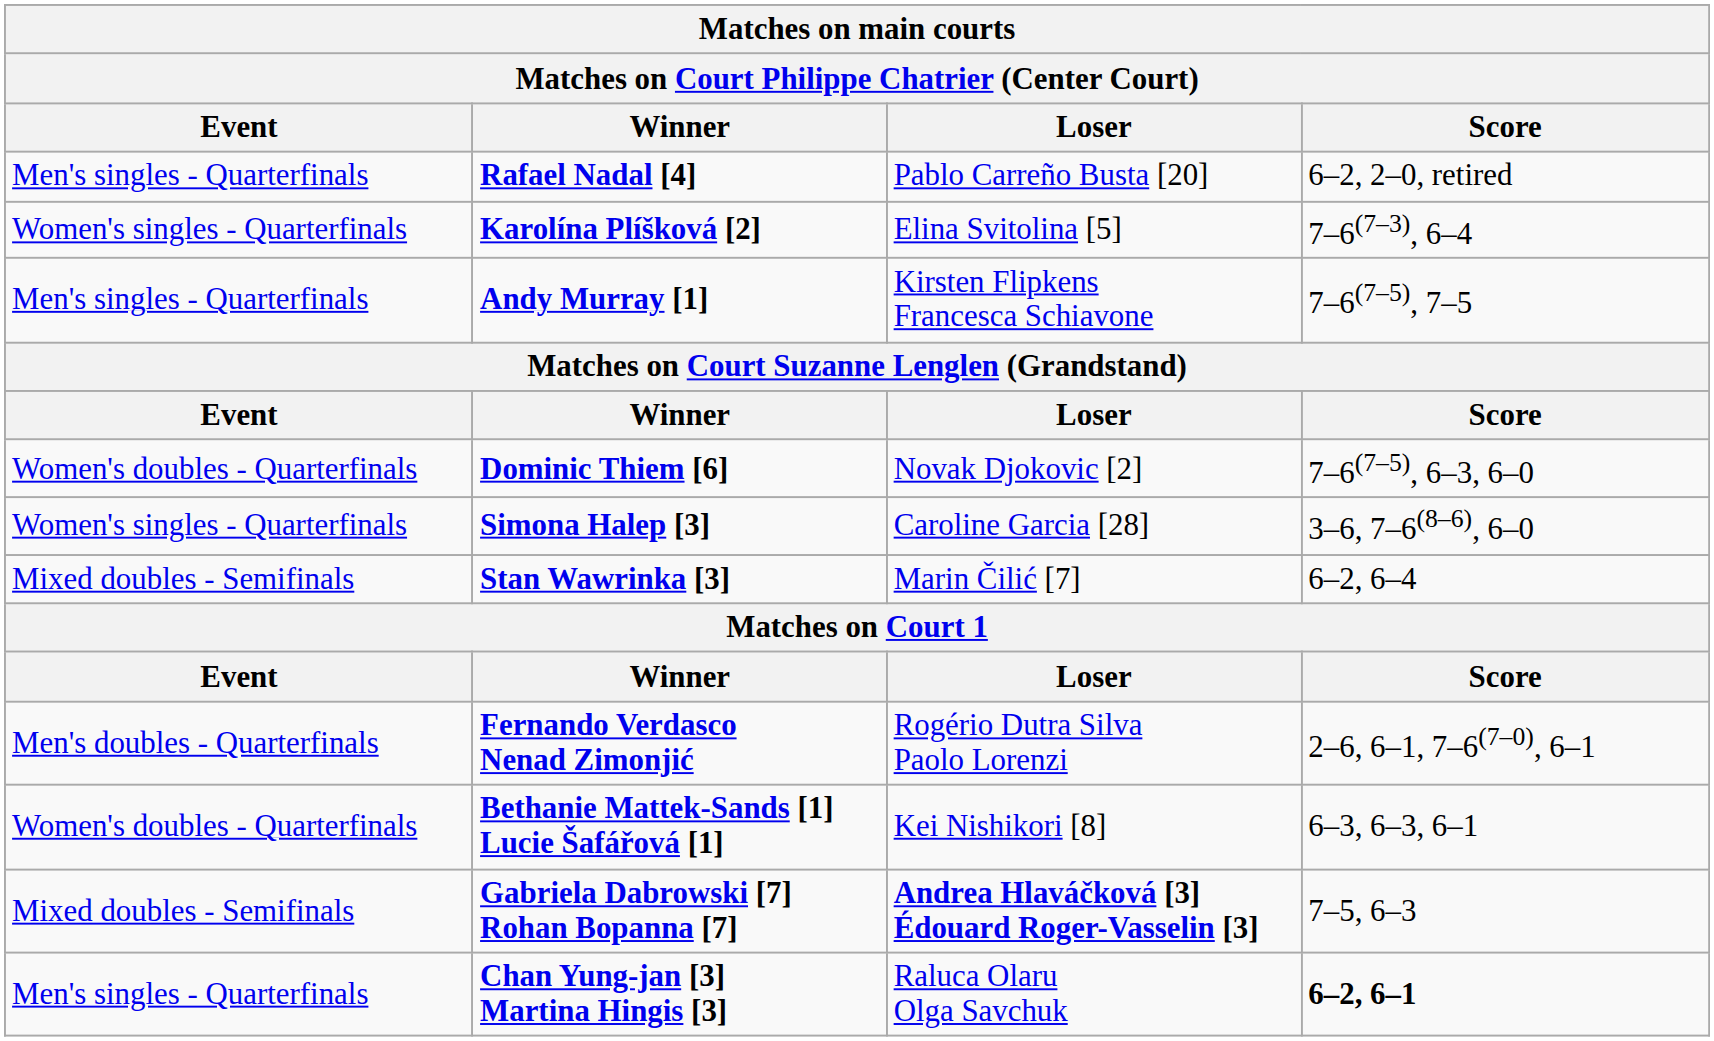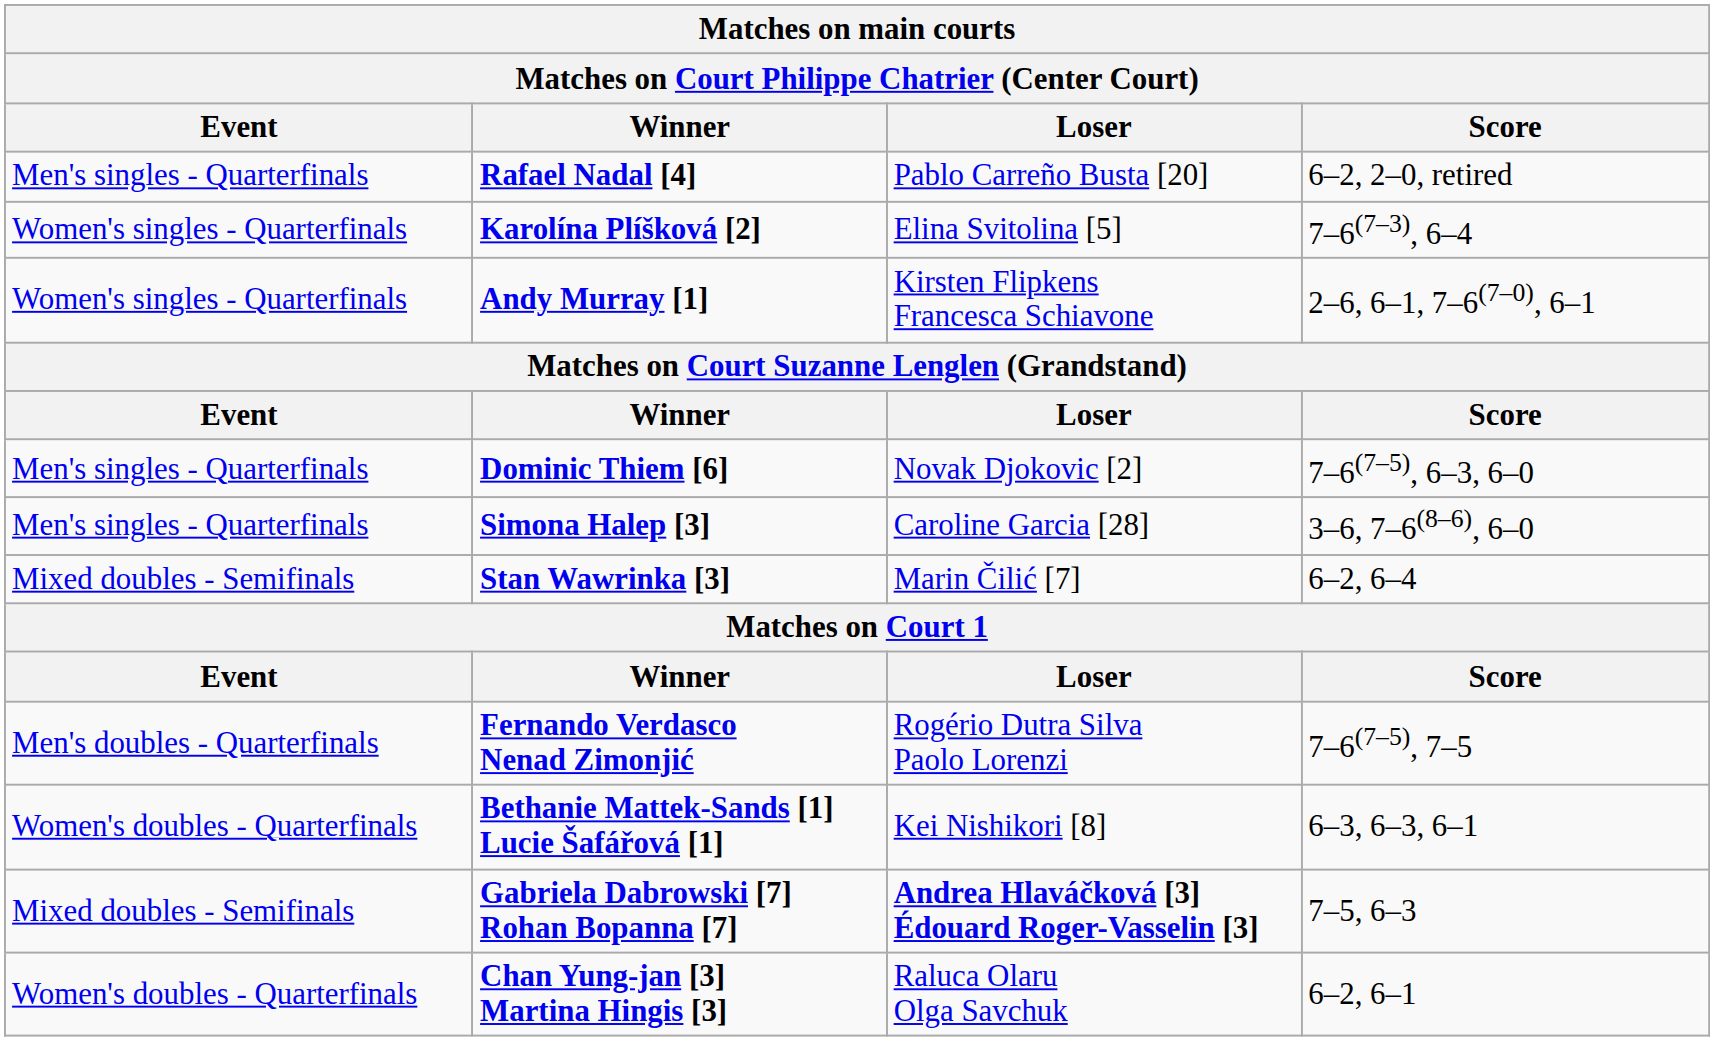(190, 299) Men's singles - Quarterfinals -> (210, 299) Women's singles - Quarterfinals
(1390, 299) 7–6(7–5), 7–5 -> (1452, 299) 2–6, 6–1, 7–6(7–0), 6–1
(215, 468) Women's doubles - Quarterfinals -> (190, 468) Men's singles - Quarterfinals
(210, 525) Women's singles - Quarterfinals -> (190, 525) Men's singles - Quarterfinals
(1452, 742) 2–6, 6–1, 7–6(7–0), 6–1 -> (1390, 742) 7–6(7–5), 7–5
(190, 993) Men's singles - Quarterfinals -> (215, 993) Women's doubles - Quarterfinals
(1362, 993) bold -> (1362, 993) normal
